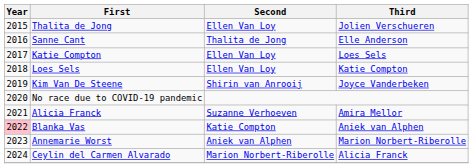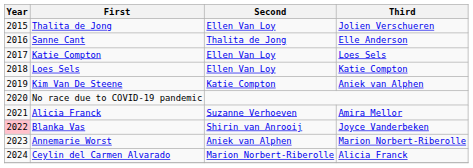(254, 84) Shirin van Anrooij -> (241, 84) Katie Compton
(384, 84) Joyce Vanderbeken -> (381, 84) Aniek van Alphen
(241, 127) Katie Compton -> (254, 127) Shirin van Anrooij
(381, 127) Aniek van Alphen -> (384, 127) Joyce Vanderbeken
